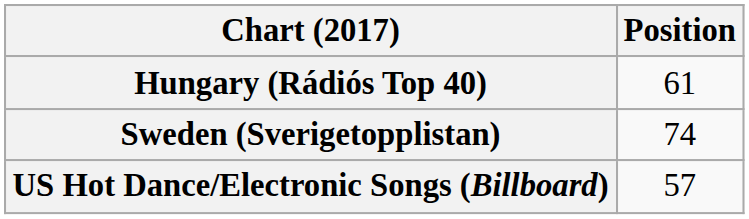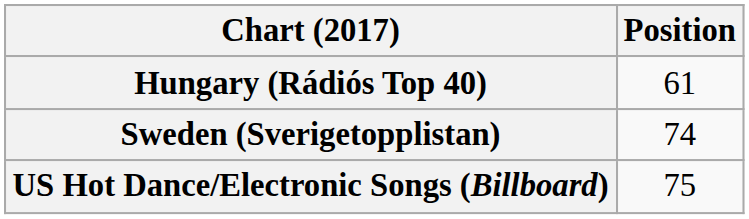(680, 185) 57 -> (680, 185) 75
